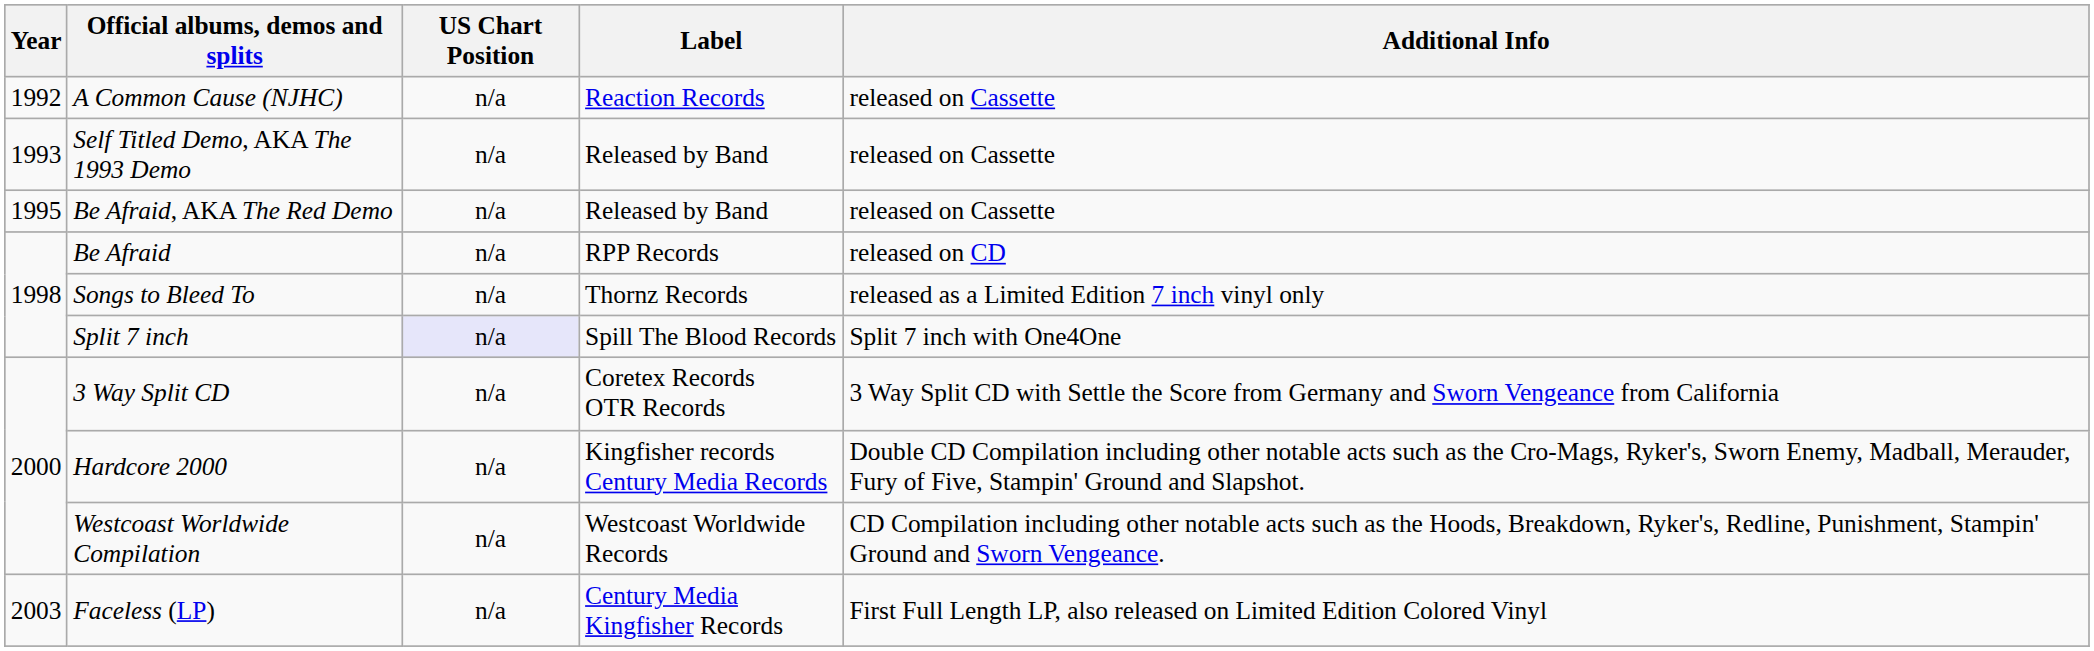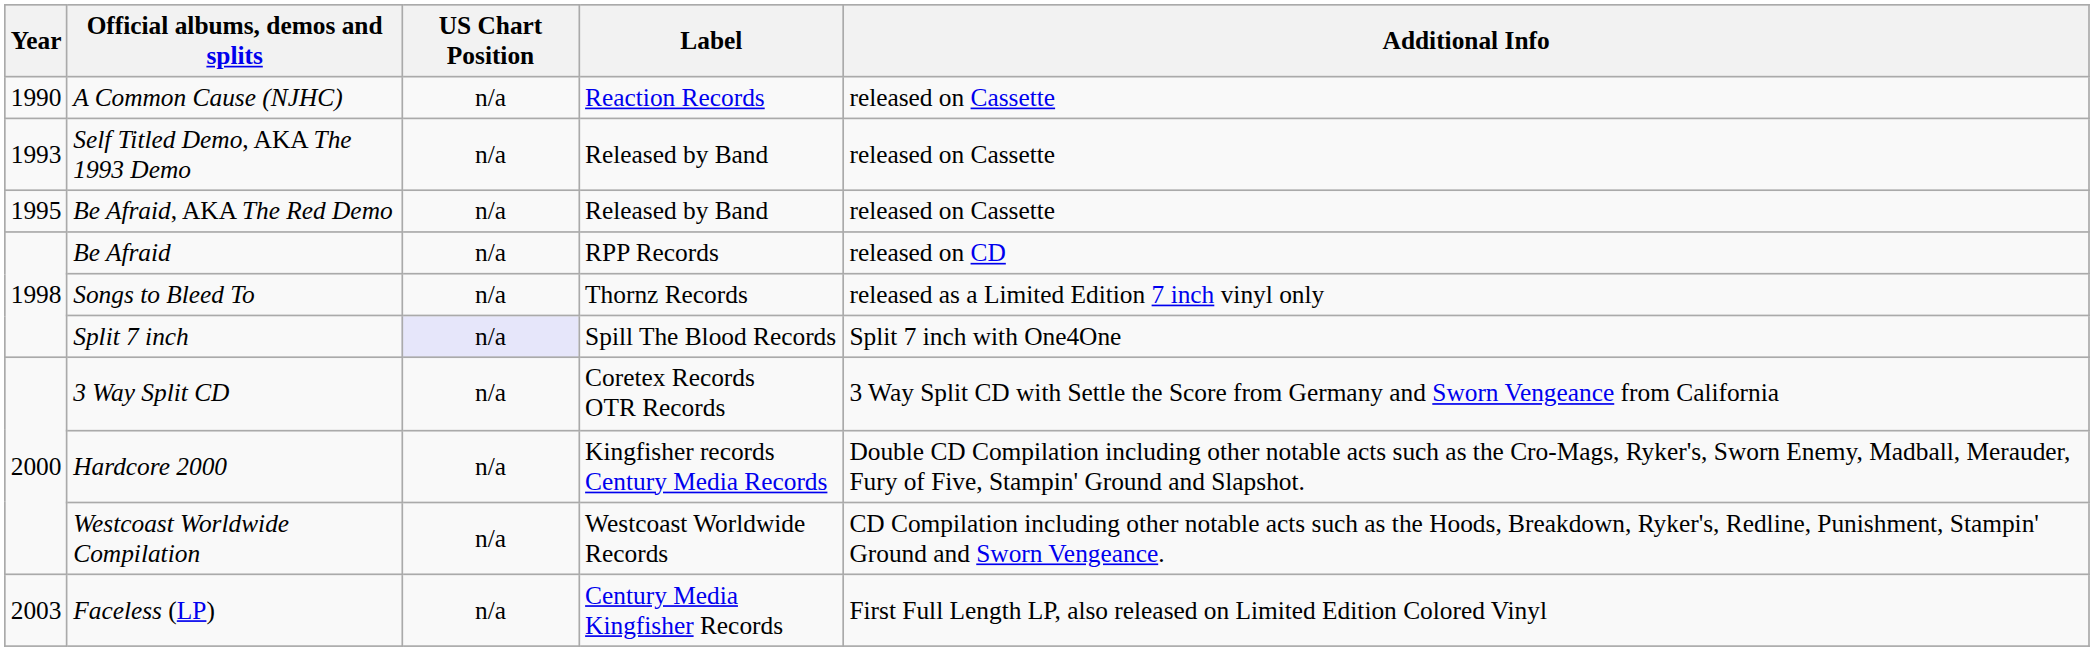(36, 97) 1992 -> (36, 97) 1990
